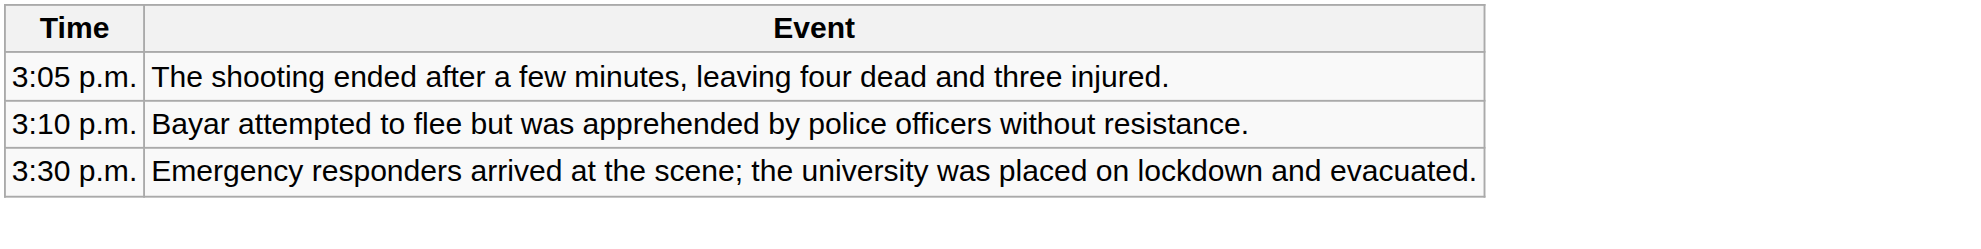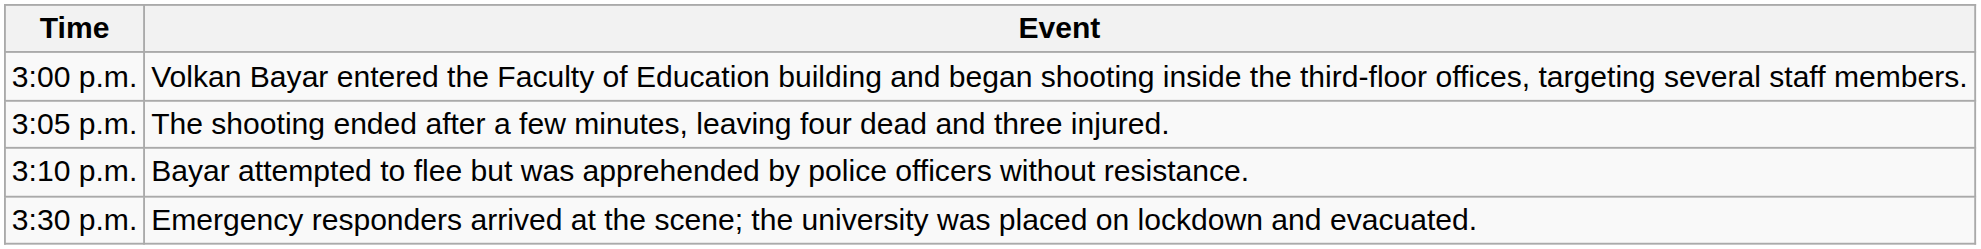+ row: (75, 76)
